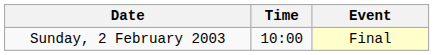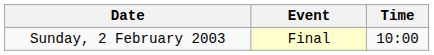columns swapped: (282, 16) <-> (370, 16)
